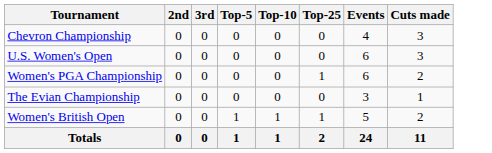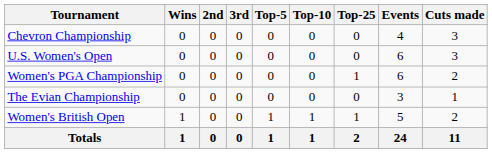+ column: (182, 14)
